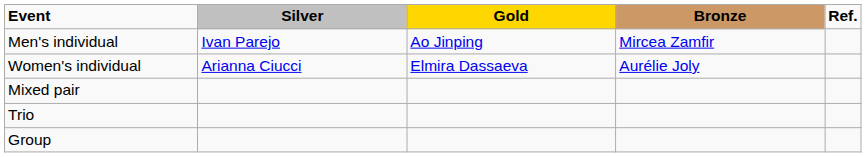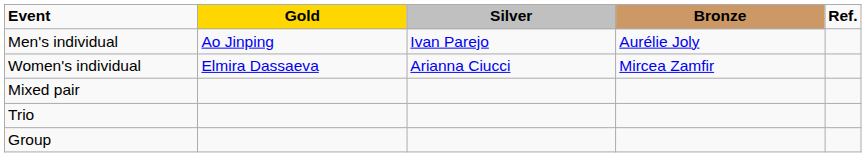columns swapped: (511, 16) <-> (302, 16)
(667, 41) Mircea Zamfir -> (659, 41) Aurélie Joly
(659, 66) Aurélie Joly -> (667, 66) Mircea Zamfir
